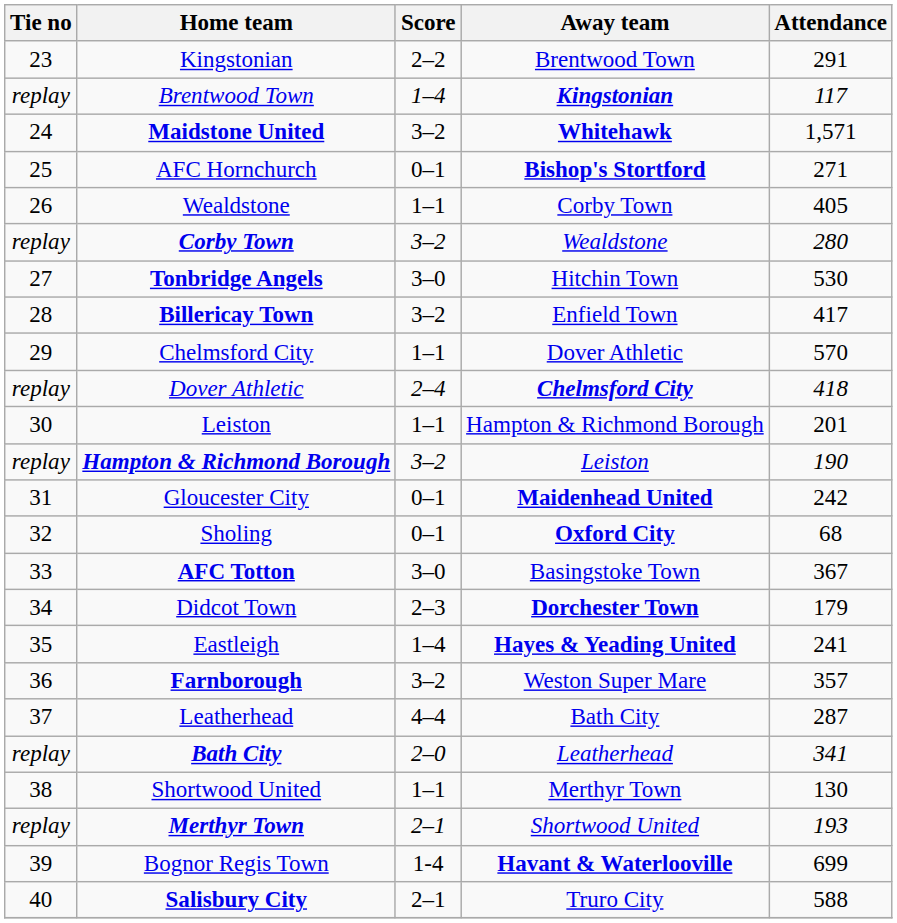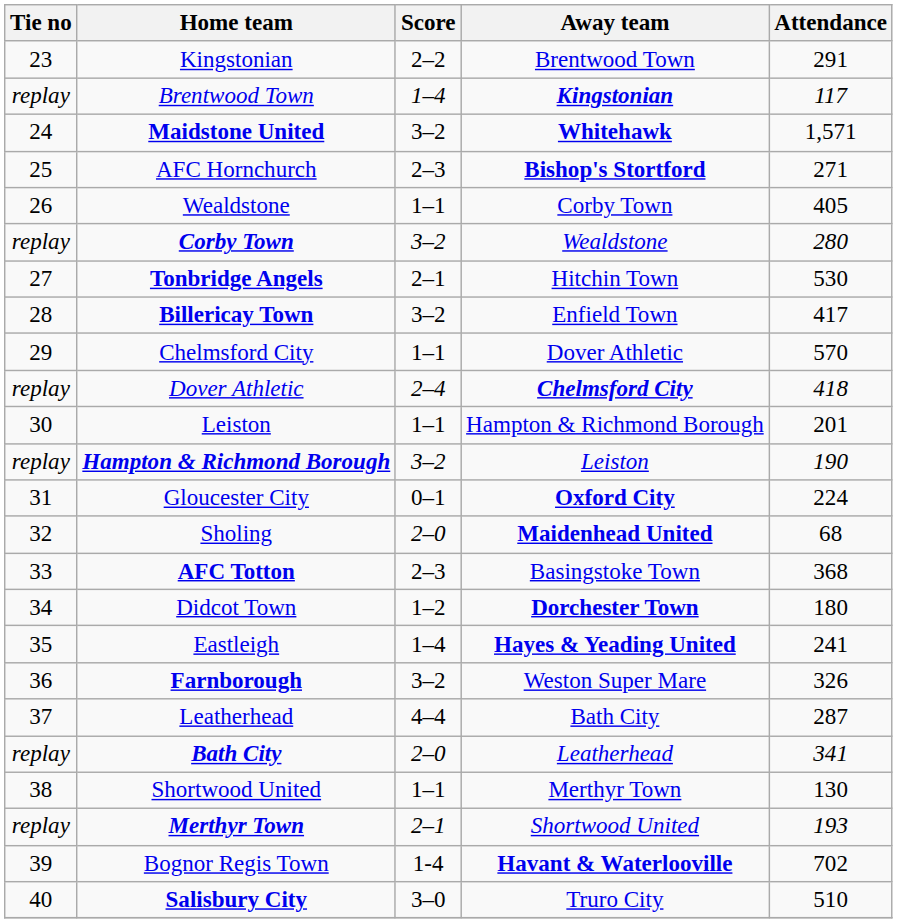(428, 168) 0–1 -> (428, 168) 2–3
(428, 278) 3–0 -> (428, 278) 2–1
(615, 497) Maidenhead United -> (615, 497) Oxford City
(831, 497) 242 -> (831, 497) 224
(428, 534) 0–1 -> (428, 534) 2–0
(615, 534) Oxford City -> (615, 534) Maidenhead United
(428, 570) 3–0 -> (428, 570) 2–3
(831, 570) 367 -> (831, 570) 368
(428, 607) 2–3 -> (428, 607) 1–2
(831, 607) 179 -> (831, 607) 180
(831, 680) 357 -> (831, 680) 326
(831, 863) 699 -> (831, 863) 702
(428, 899) 2–1 -> (428, 899) 3–0
(831, 899) 588 -> (831, 899) 510
